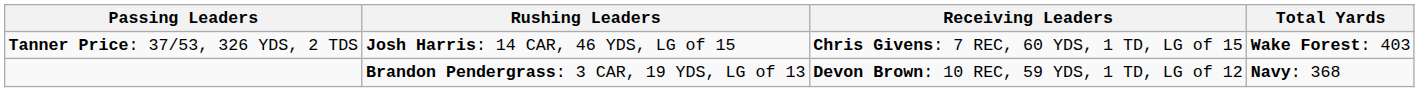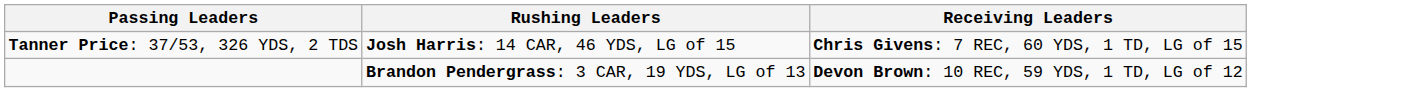- column: (1331, 18)
